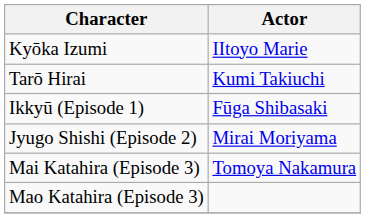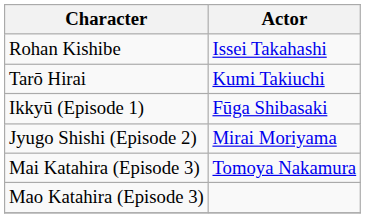+ row: (65, 49)
- row: (58, 49)
